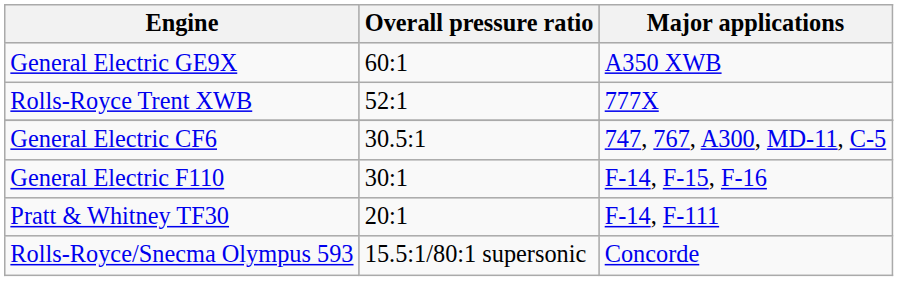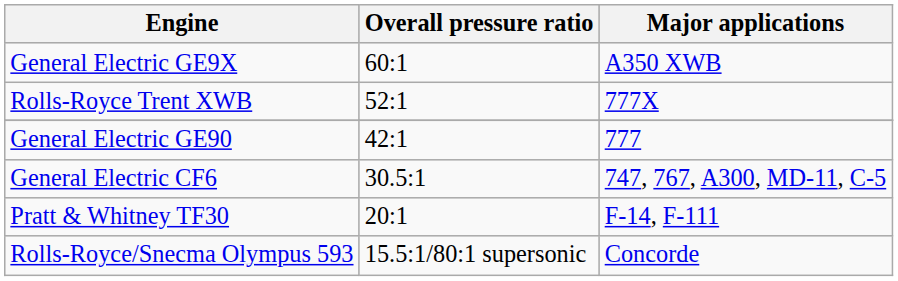+ row: (121, 139)
- row: (117, 178)
